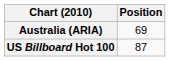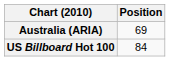(141, 47) 87 -> (141, 47) 84
